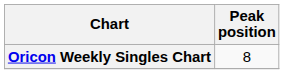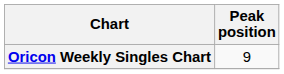(247, 56) 8 -> (247, 56) 9
